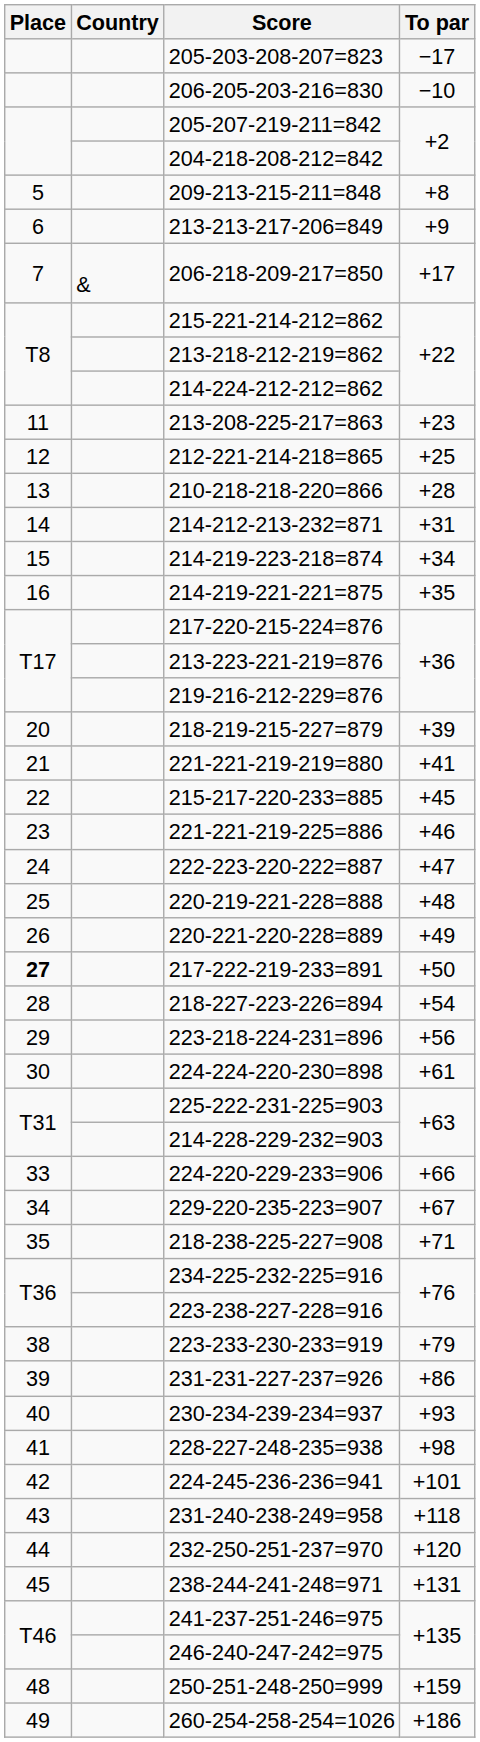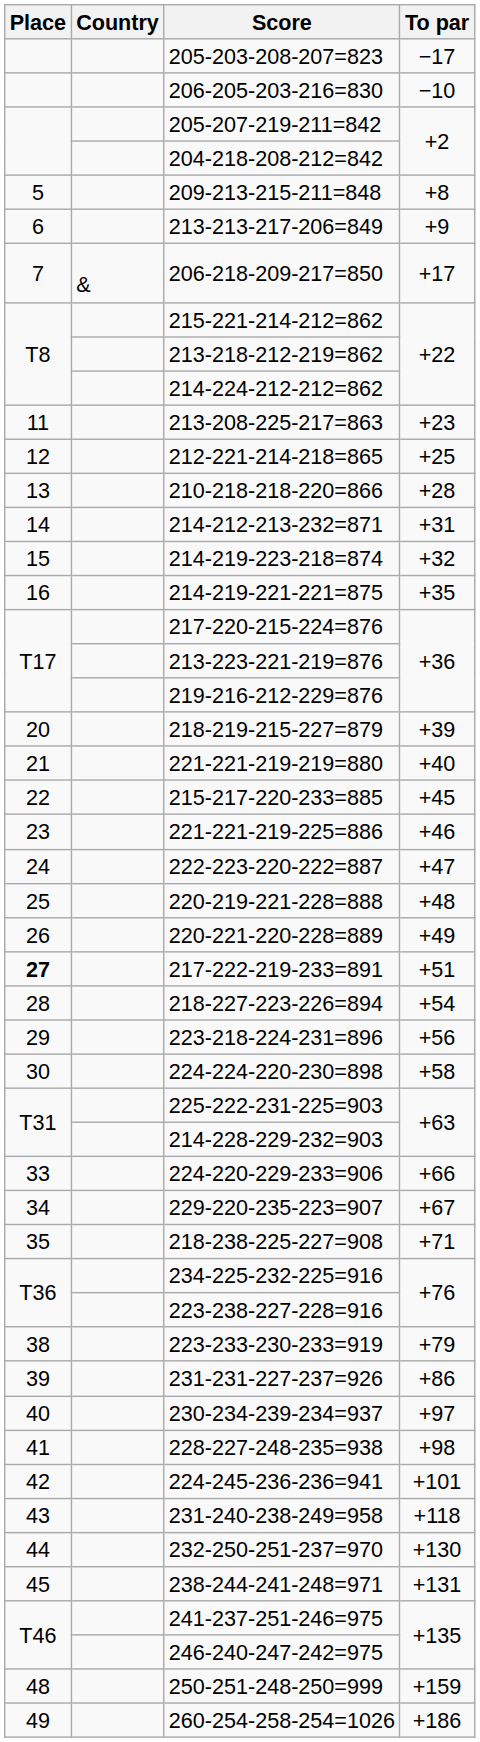(437, 559) +34 -> (437, 559) +32
(437, 764) +41 -> (437, 764) +40
(437, 969) +50 -> (437, 969) +51
(437, 1071) +61 -> (437, 1071) +58
(437, 1413) +93 -> (437, 1413) +97
(437, 1550) +120 -> (437, 1550) +130
